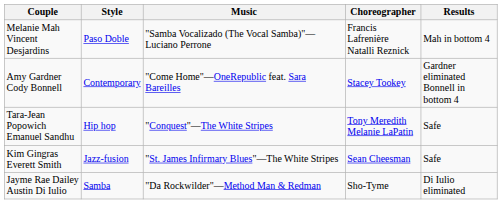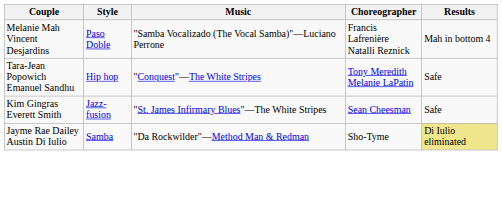- row: (34, 82)
(444, 185) no background -> (445, 136) khaki background
